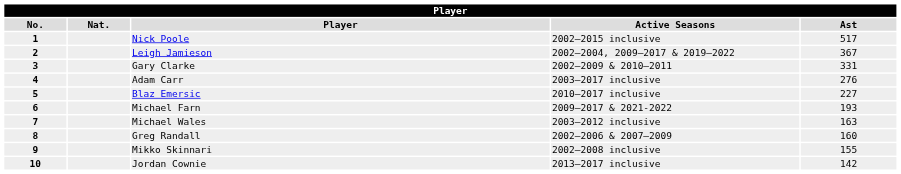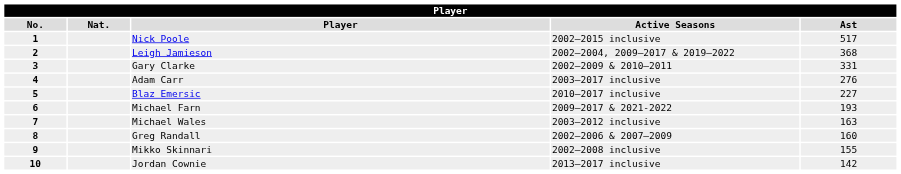(849, 52) 367 -> (849, 52) 368
